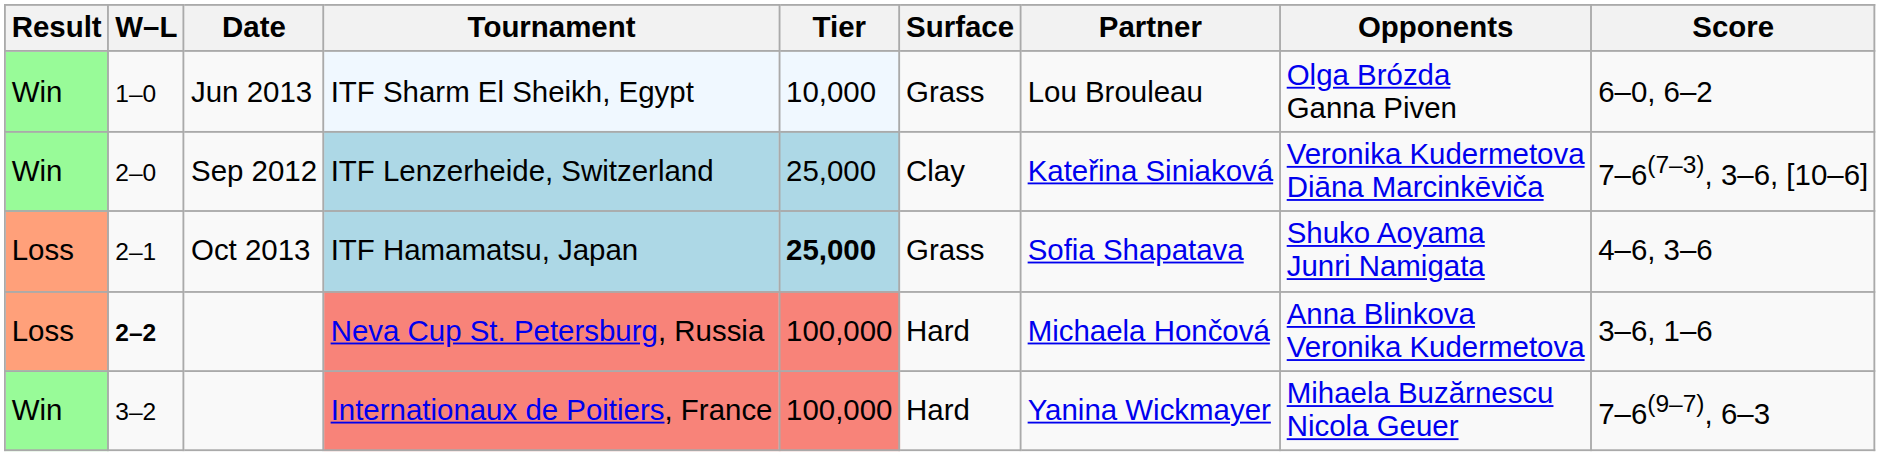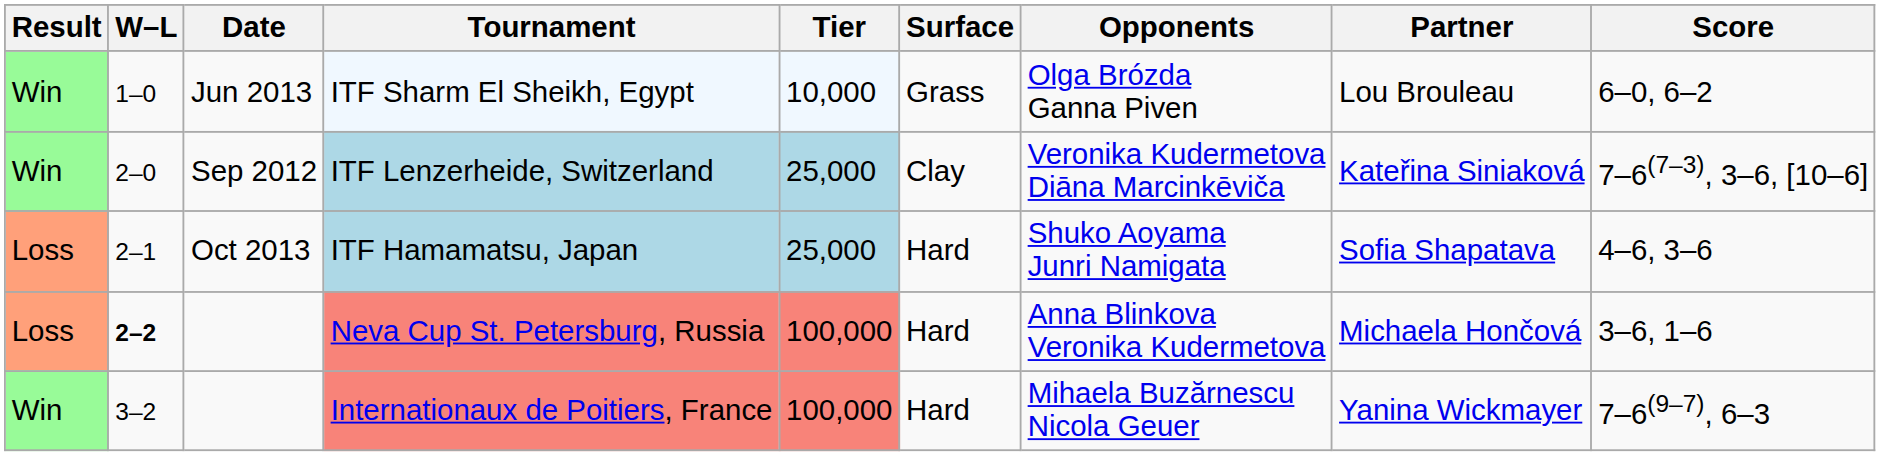columns swapped: (1150, 27) <-> (1436, 27)
(831, 250) bold -> (831, 250) normal
(945, 250) Grass -> (938, 250) Hard
